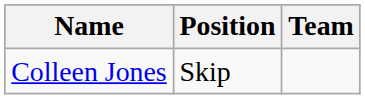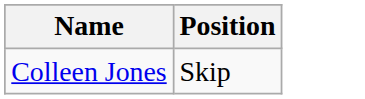- column: (321, 26)
